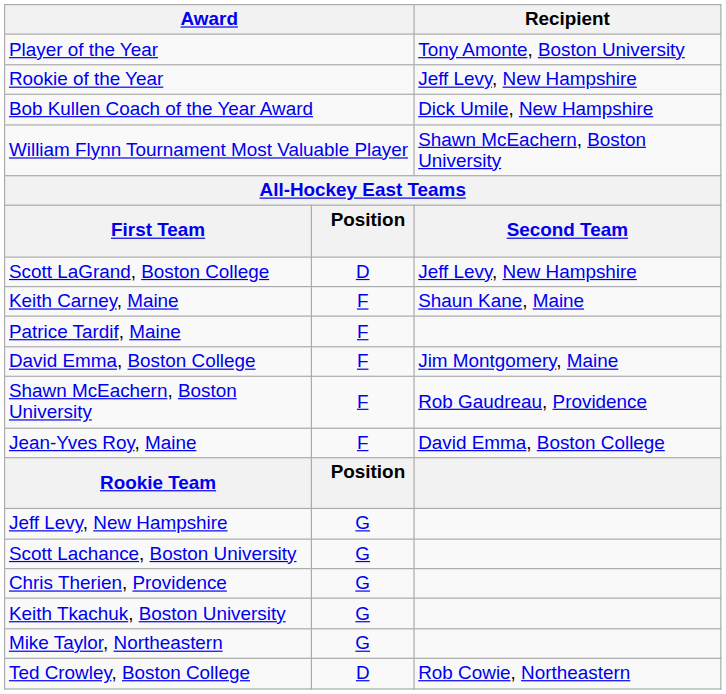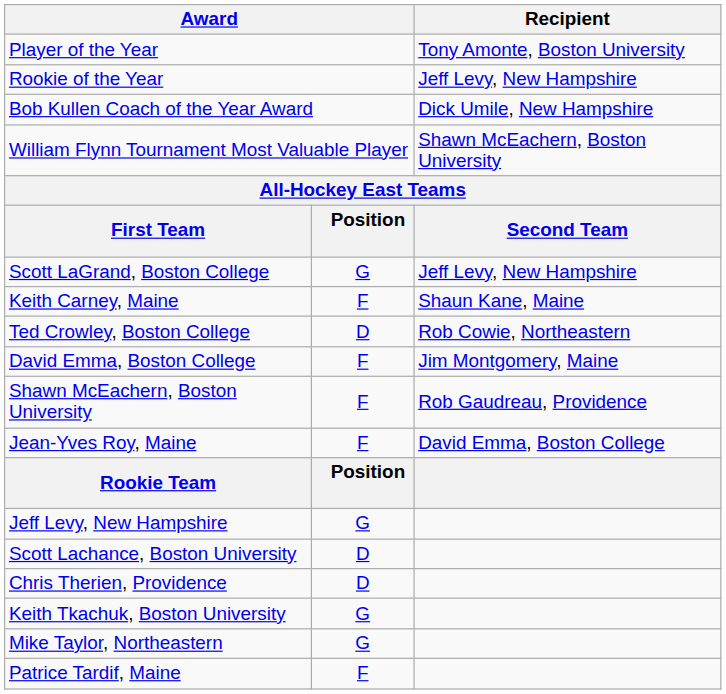(363, 271) D -> (363, 271) G
rows swapped: (129, 673) <-> (95, 331)
(363, 553) G -> (363, 553) D
(363, 583) G -> (363, 583) D
